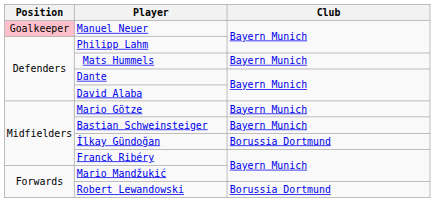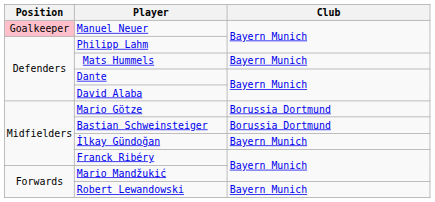(268, 109) Bayern Munich -> (280, 109) Borussia Dortmund
(268, 125) Bayern Munich -> (280, 125) Borussia Dortmund
(280, 141) Borussia Dortmund -> (268, 141) Bayern Munich
(280, 190) Borussia Dortmund -> (268, 190) Bayern Munich
